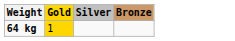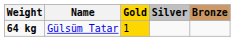+ column: (83, 12)
